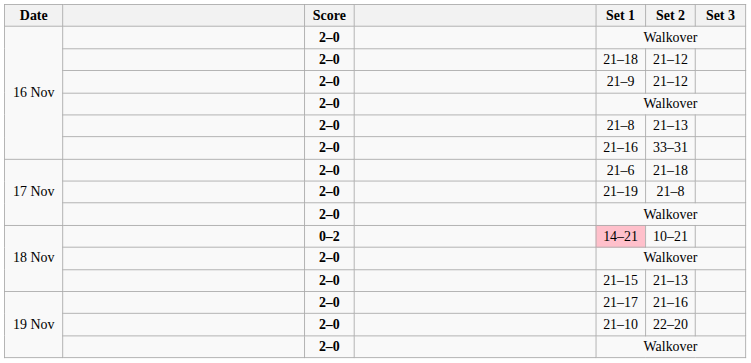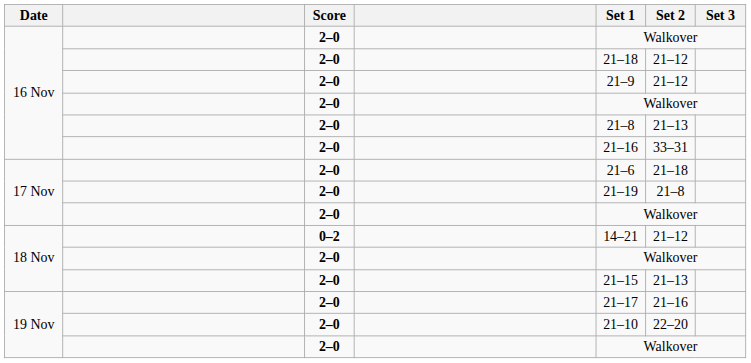(621, 236) pink background -> (621, 236) no background
(670, 236) 10–21 -> (670, 236) 21–12
